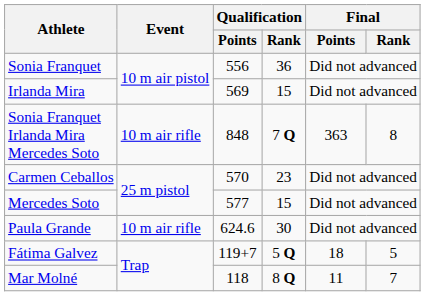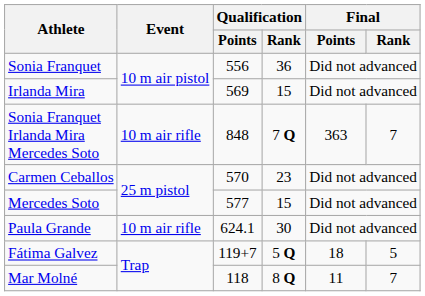(393, 134) 8 -> (393, 134) 7
(237, 228) 624.6 -> (237, 228) 624.1
